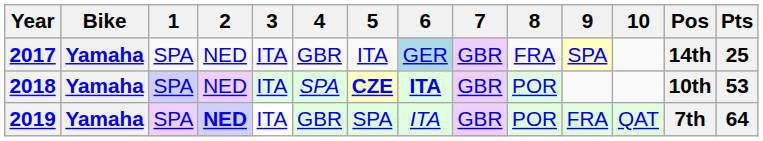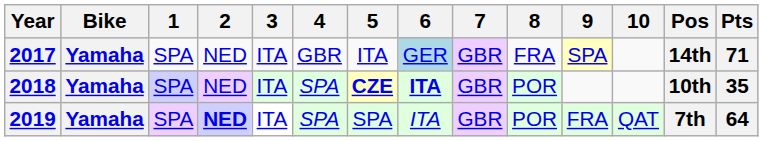(737, 54) 25 -> (737, 54) 71
(737, 87) 53 -> (737, 87) 35
(319, 120) GBR -> (319, 120) SPA
